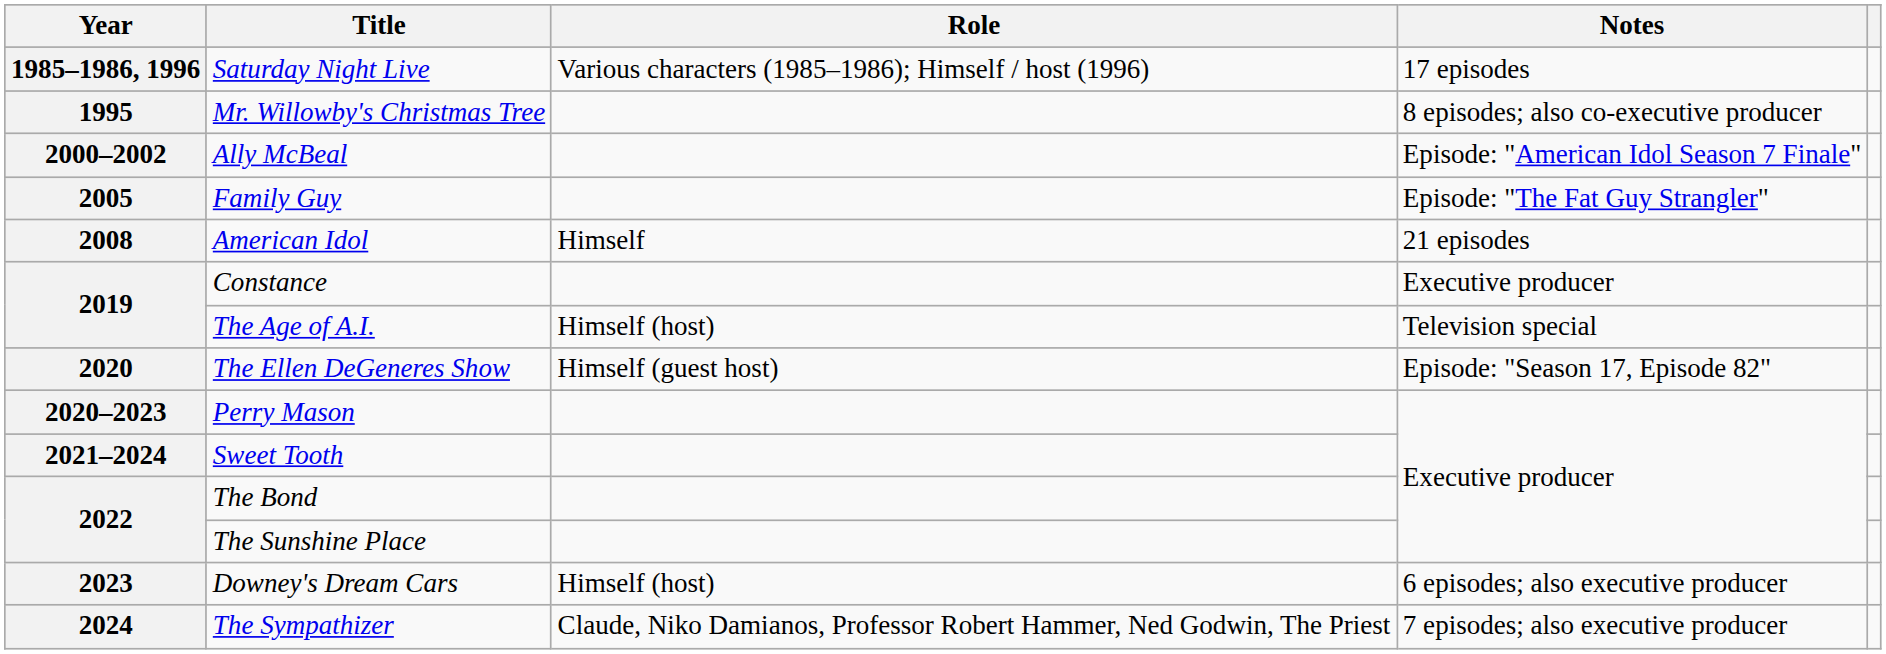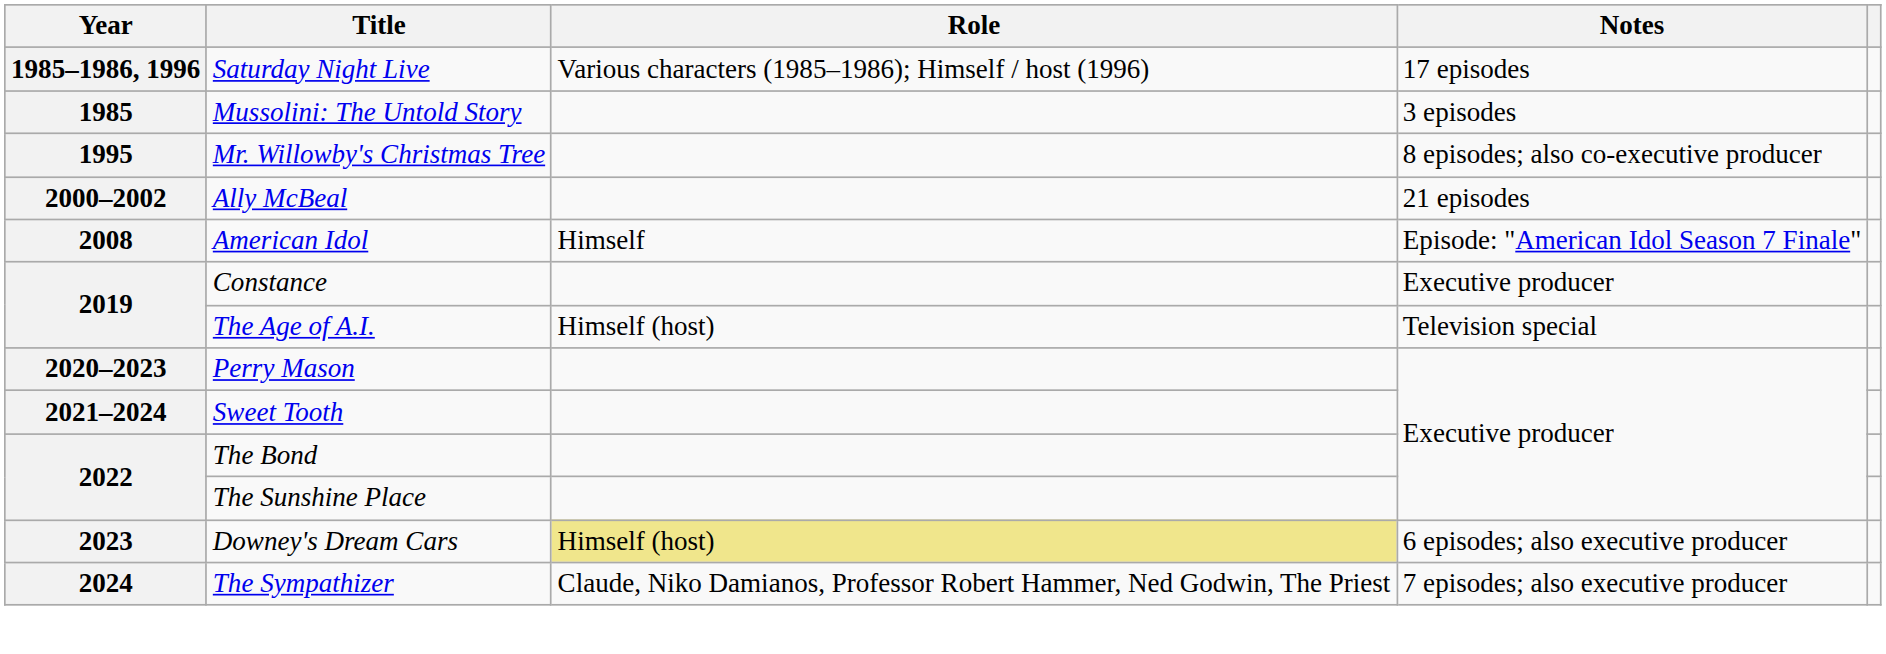+ row: (367, 111)
(1632, 154) Episode: "American Idol Season 7 Finale" -> (1466, 197) 21 episodes
- row: (277, 197)
(1466, 240) 21 episodes -> (1632, 240) Episode: "American Idol Season 7 Finale"
- row: (361, 369)
(636, 583) no background -> (636, 540) khaki background
